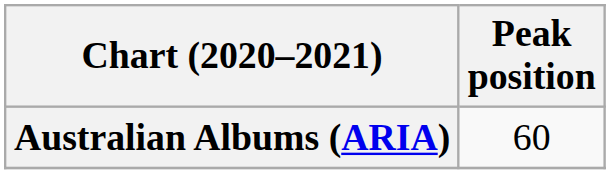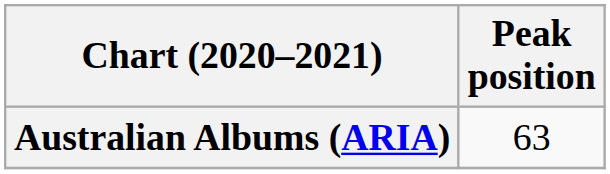(532, 136) 60 -> (532, 136) 63
